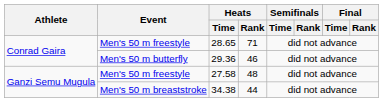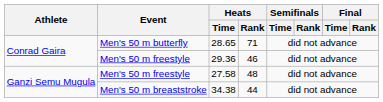(145, 43) Men's 50 m freestyle -> (144, 43) Men's 50 m butterfly
(144, 59) Men's 50 m butterfly -> (145, 59) Men's 50 m freestyle
